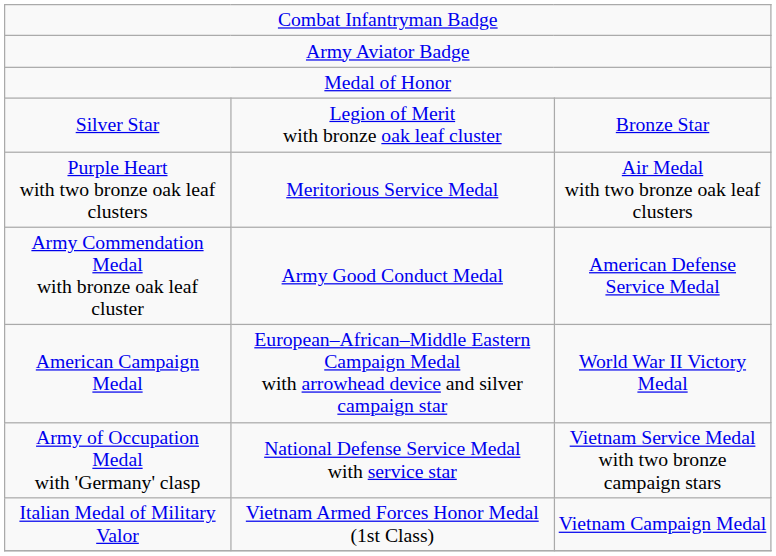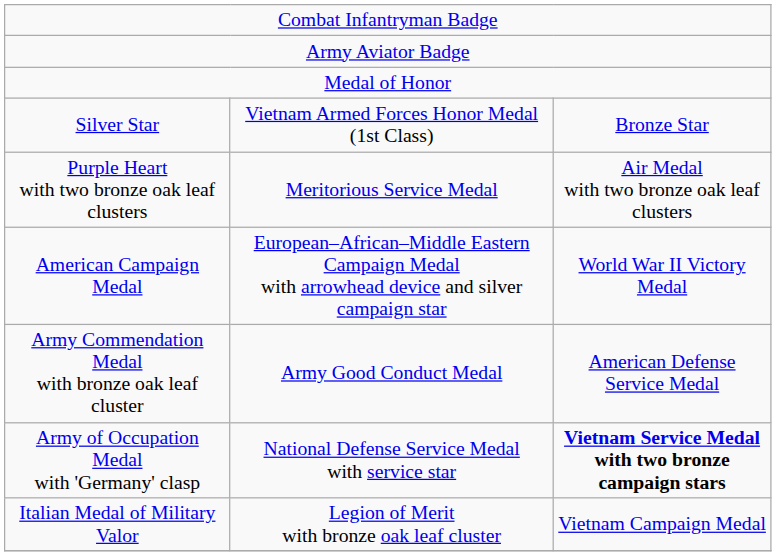(392, 124) Legion of Merit with bronze oak leaf cluster -> (392, 124) Vietnam Armed Forces Honor Medal (1st Class)
rows swapped: (117, 275) <-> (118, 373)
(663, 459) normal -> (662, 459) bold
(392, 524) Vietnam Armed Forces Honor Medal (1st Class) -> (392, 524) Legion of Merit with bronze oak leaf cluster
